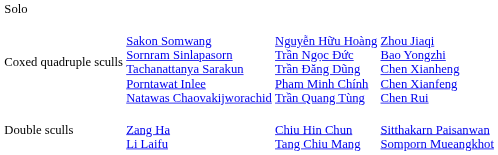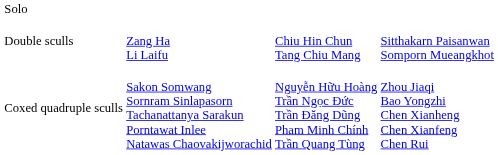rows swapped: (39, 129) <-> (64, 62)
